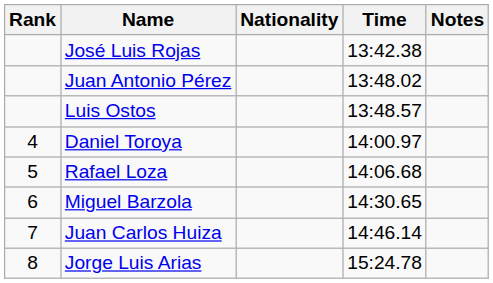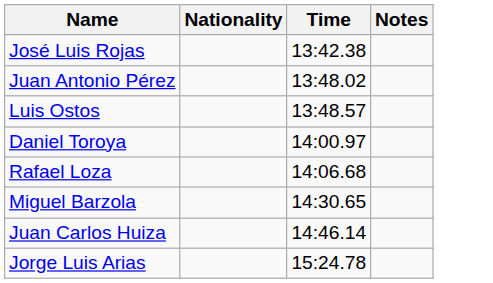- column: (33, 19)
